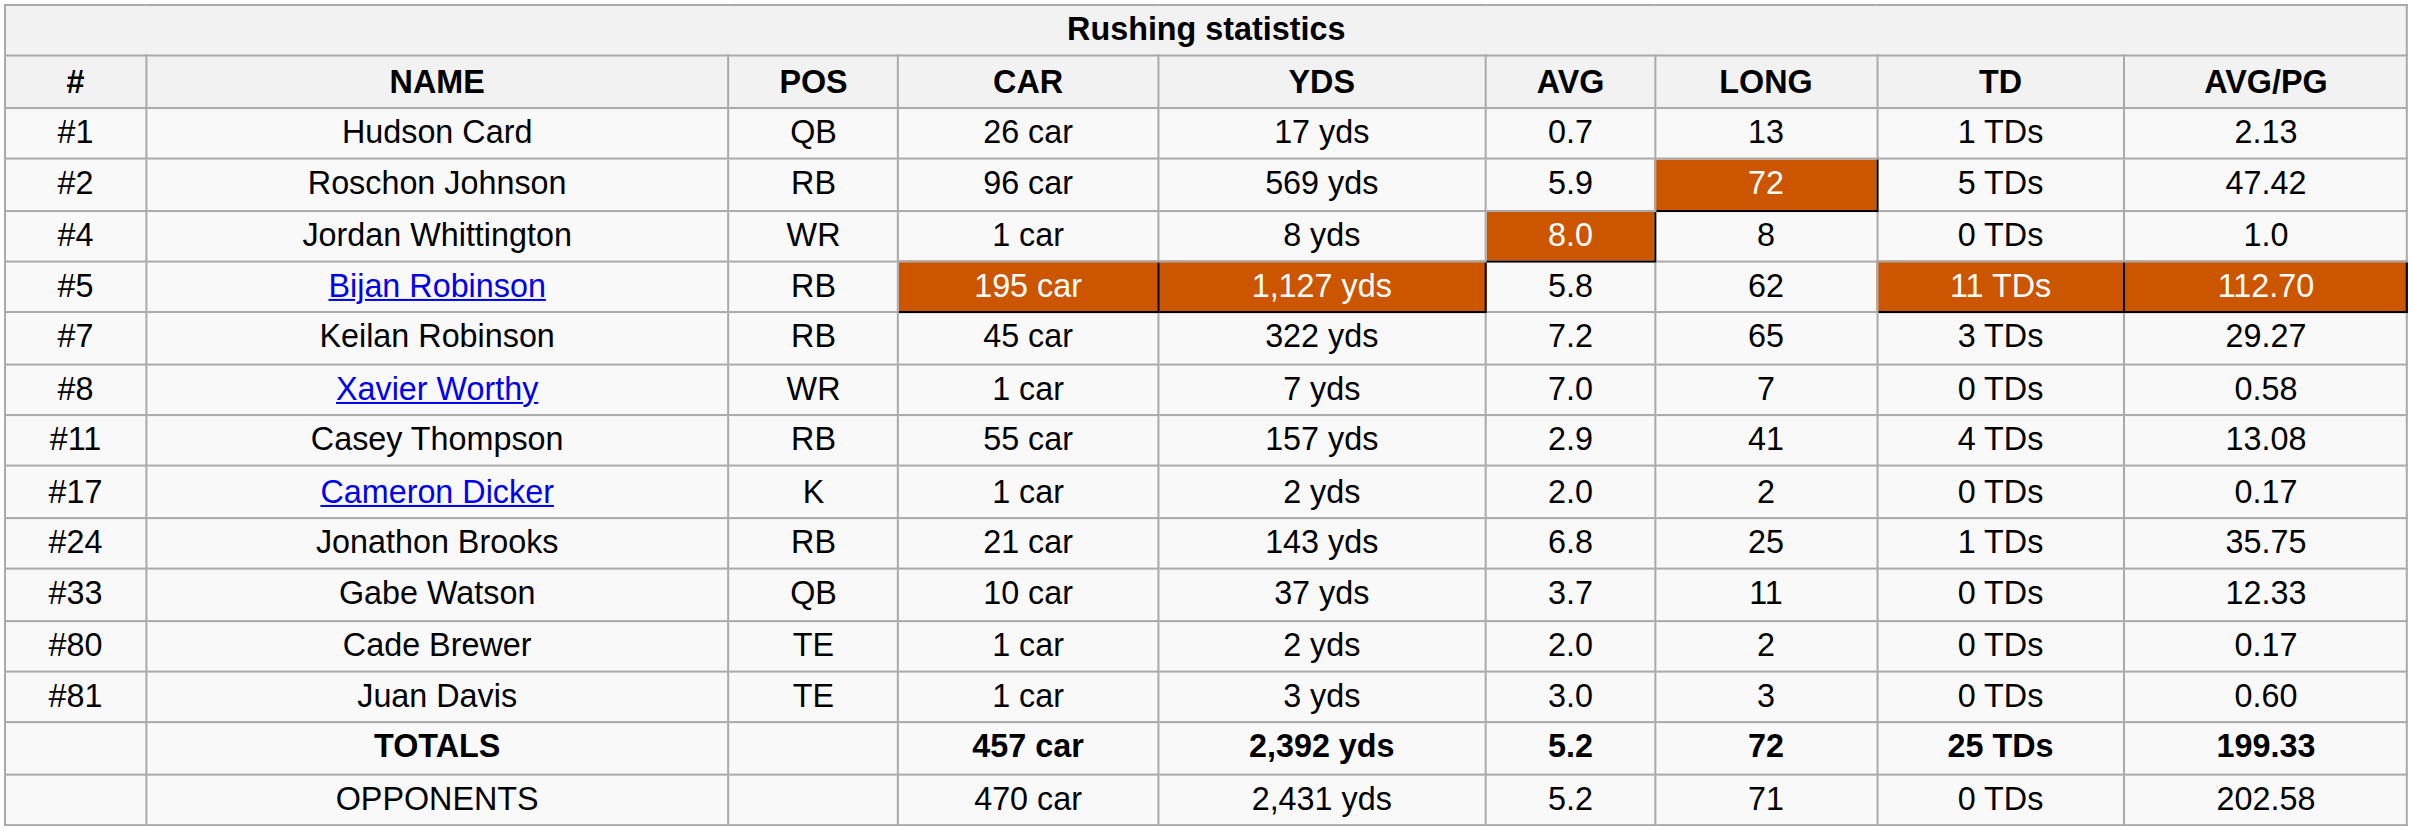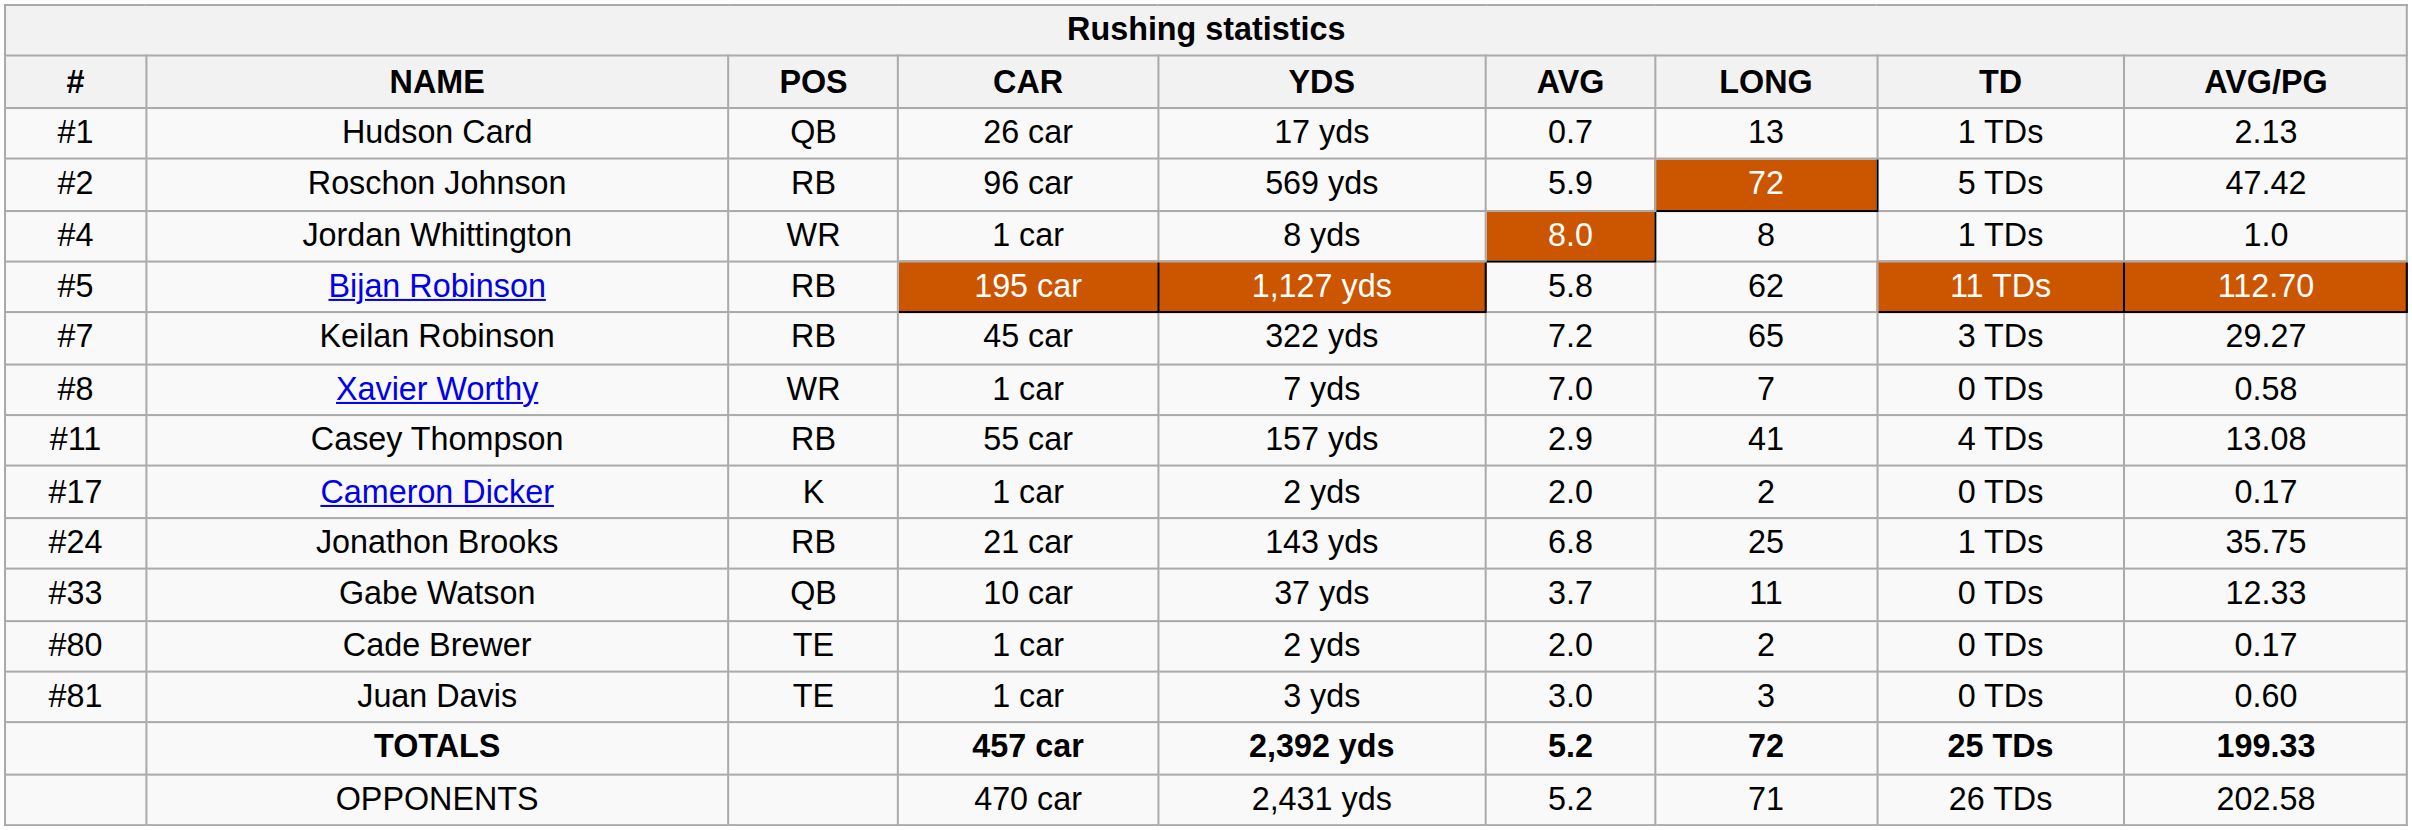(2001, 235) 0 TDs -> (2001, 235) 1 TDs
(2001, 798) 0 TDs -> (2001, 798) 26 TDs
